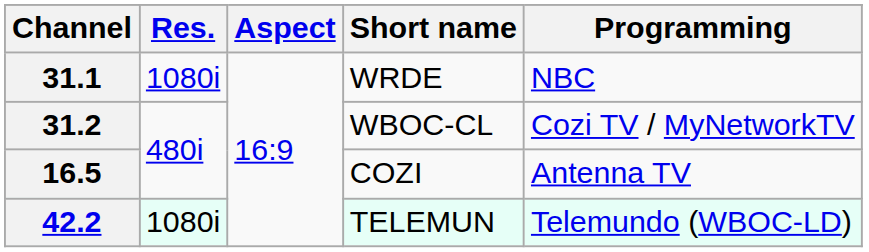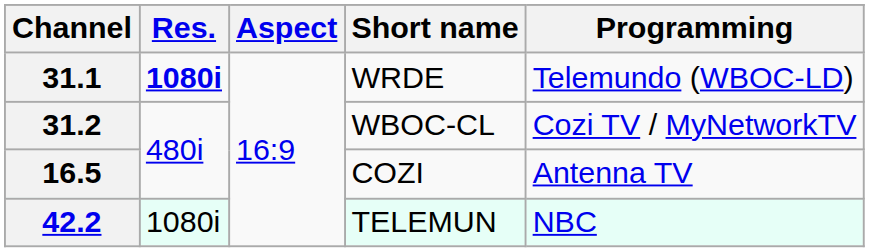(183, 76) normal -> (184, 76) bold
(563, 76) NBC -> (693, 76) Telemundo (WBOC-LD)
(691, 221) Telemundo (WBOC-LD) -> (565, 221) NBC
